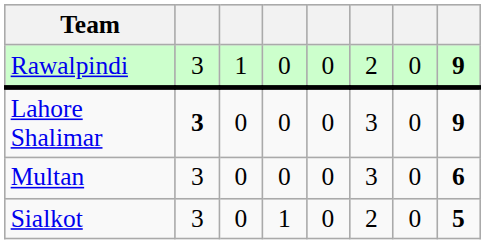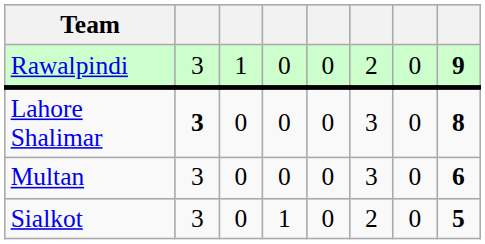(458, 122) 9 -> (458, 122) 8
